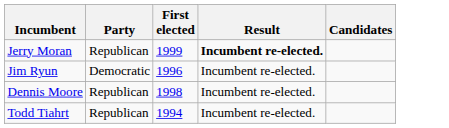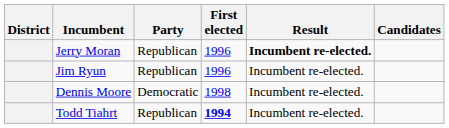+ column: (29, 29)
(169, 50) 1999 -> (218, 50) 1996
(120, 71) Democratic -> (167, 71) Republican
(119, 92) Republican -> (168, 92) Democratic
(169, 112) normal -> (218, 112) bold
